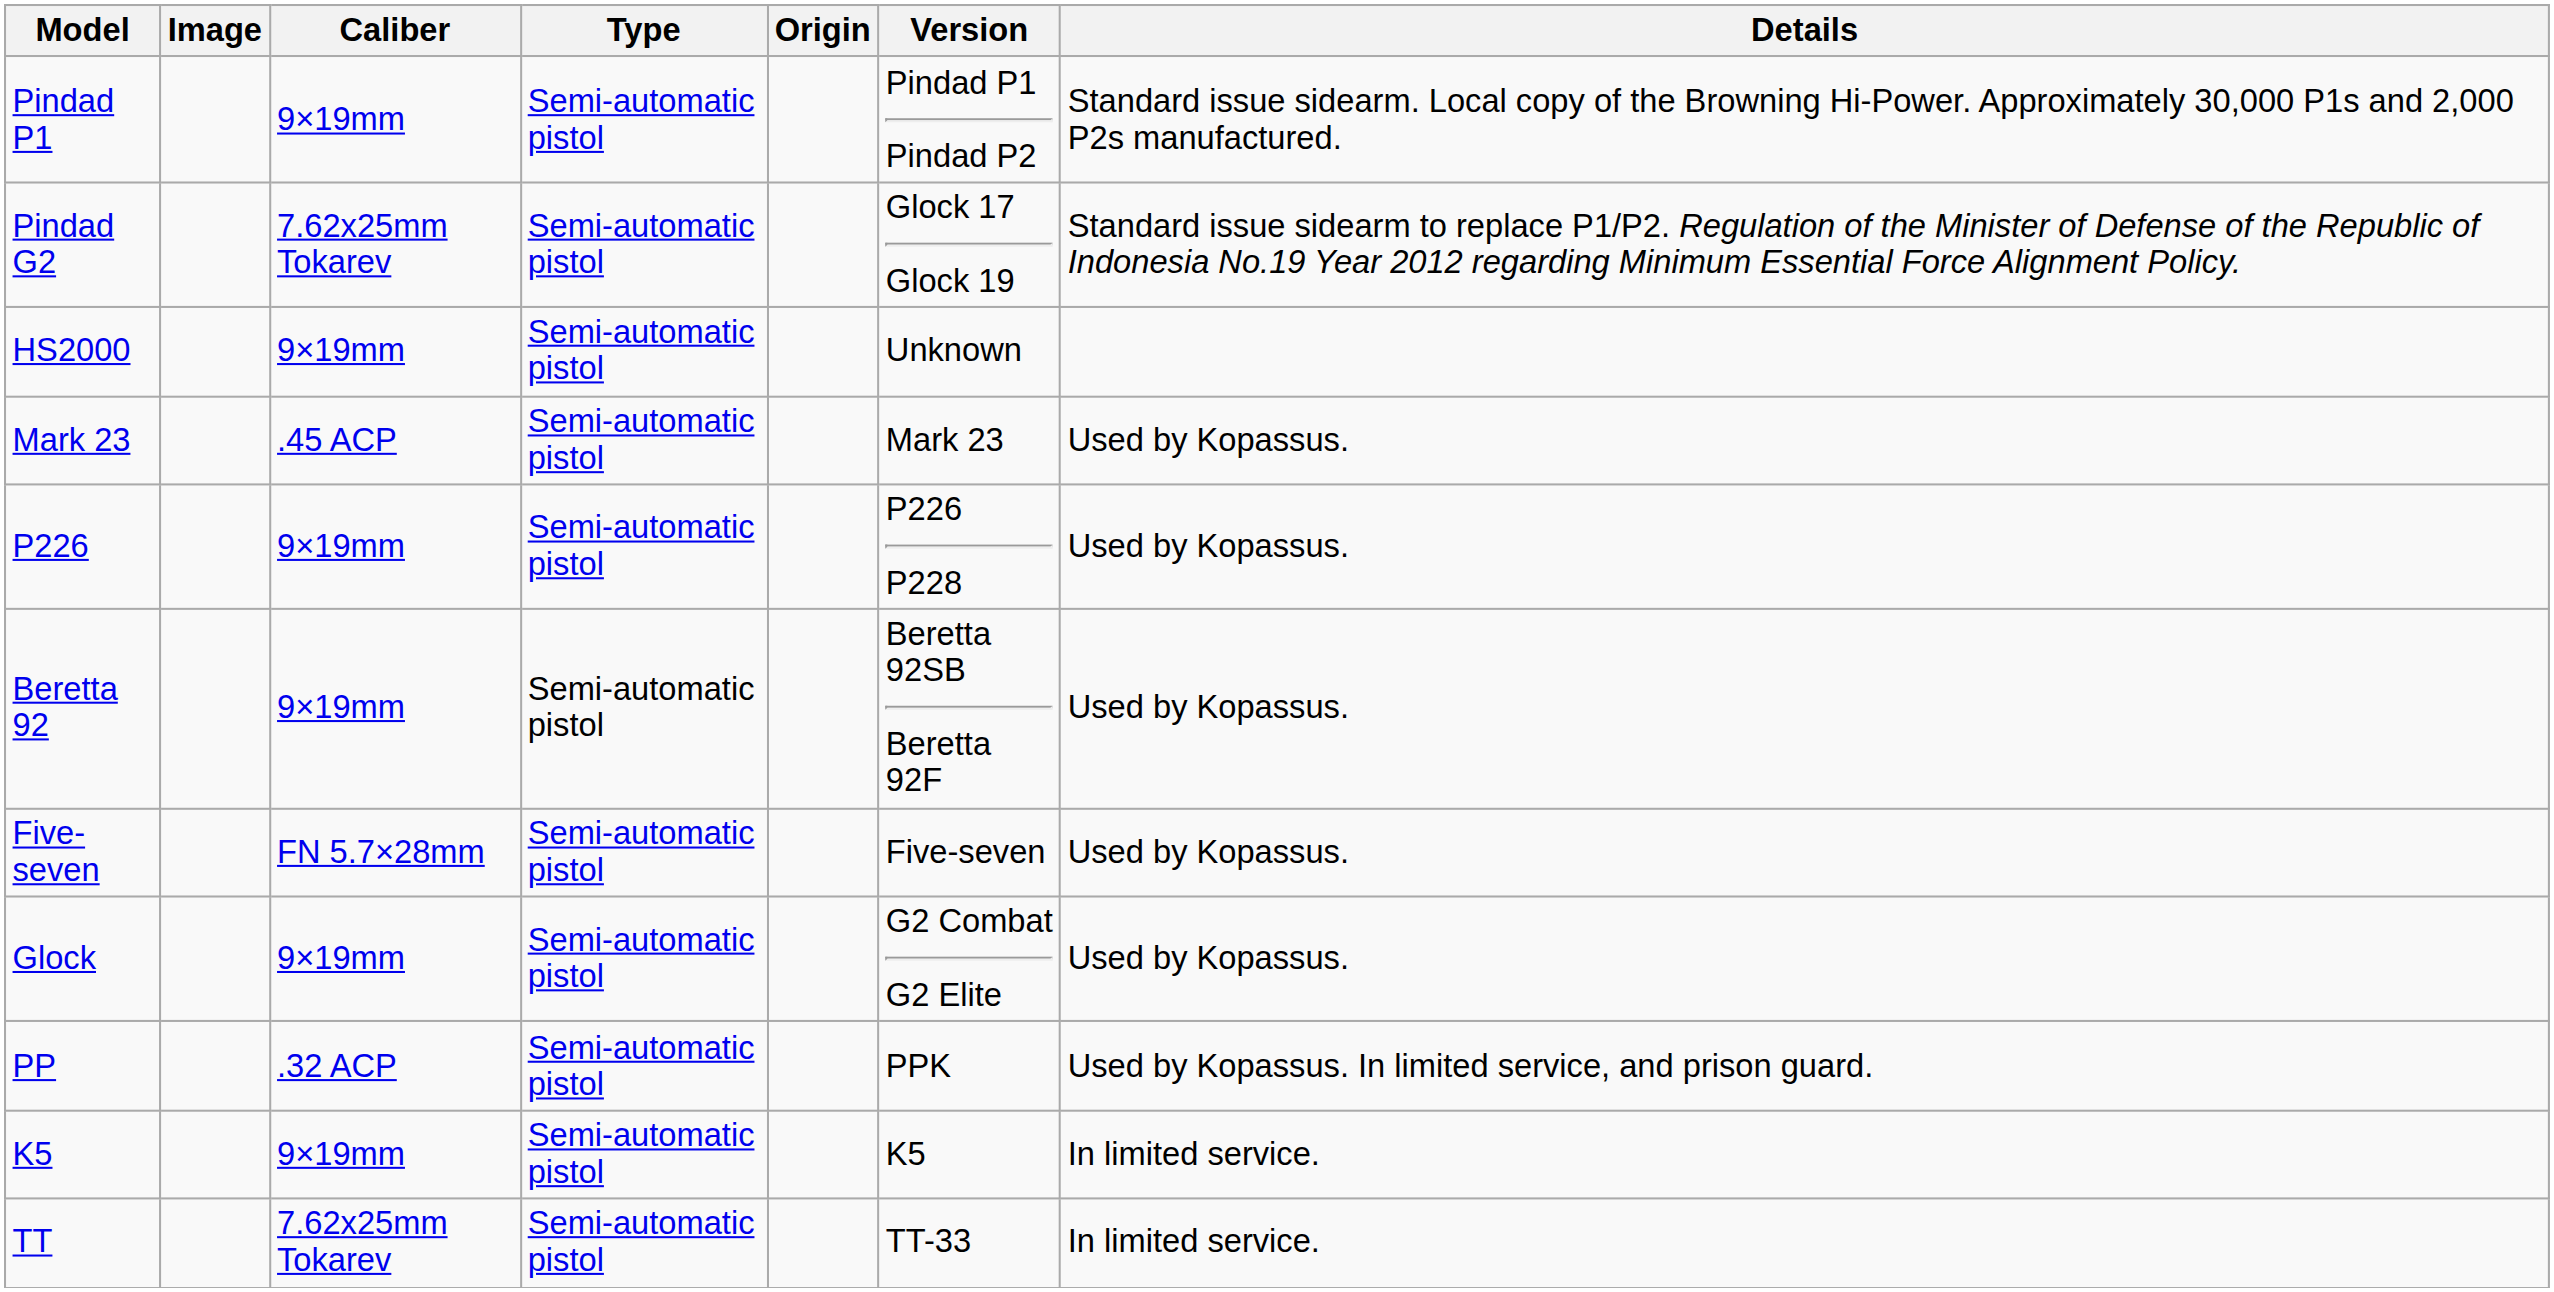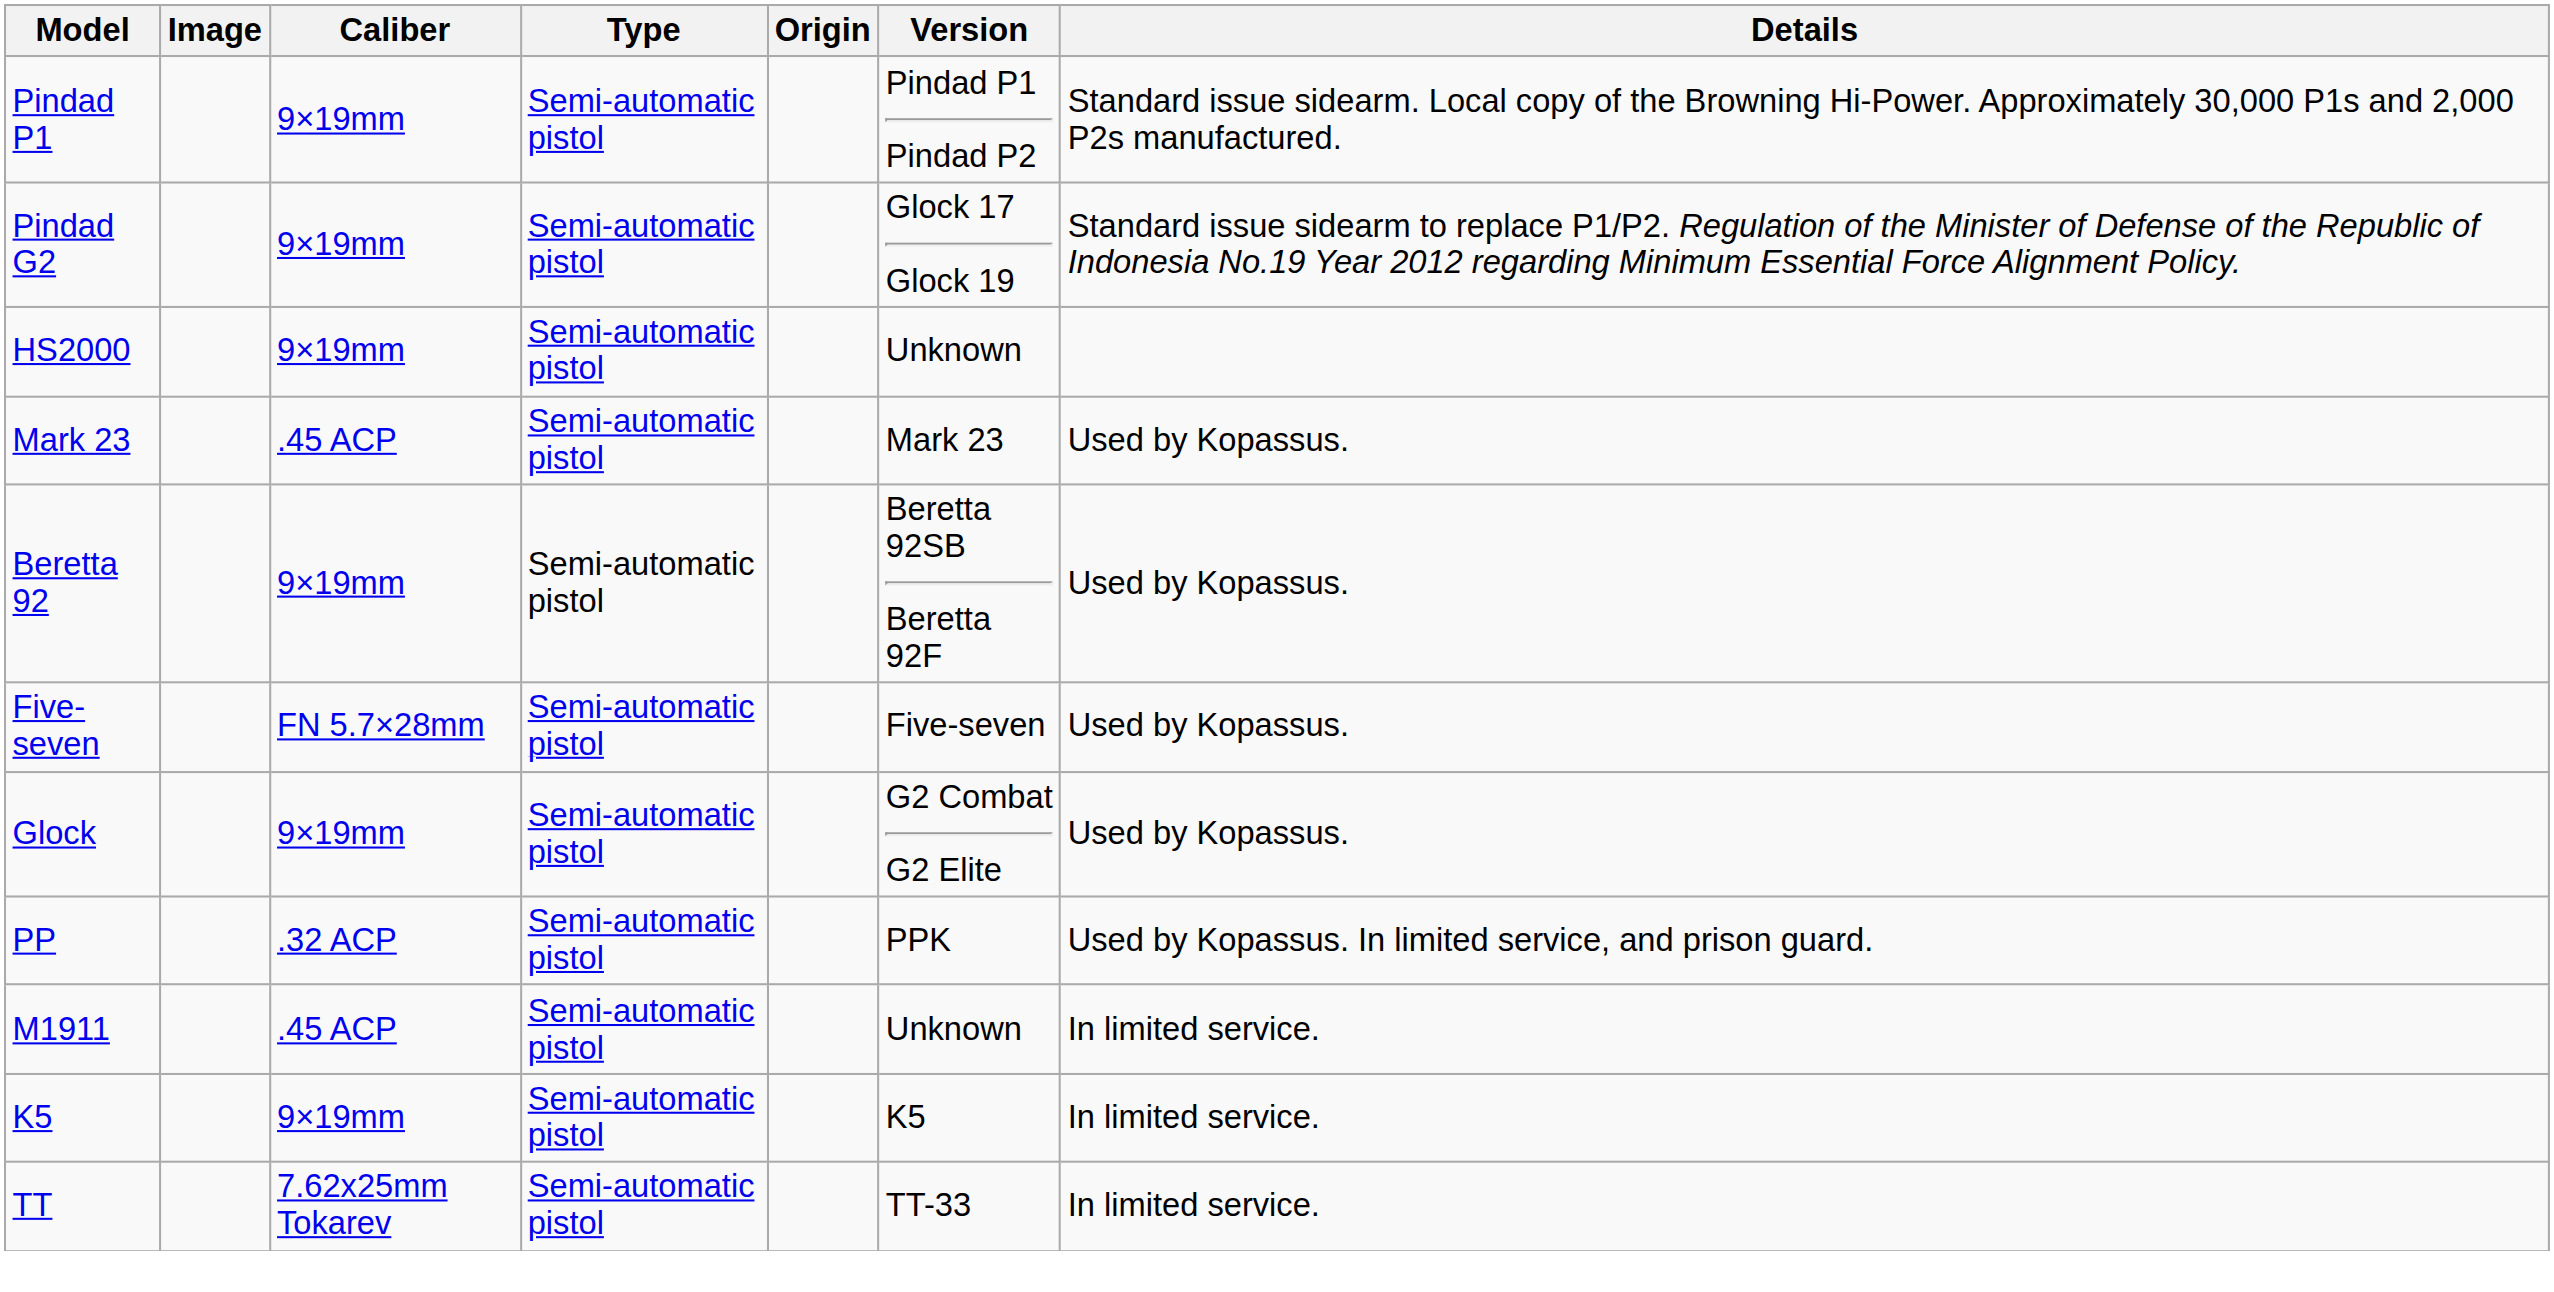(362, 244) 7.62x25mm Tokarev -> (341, 244) 9×19mm
- row: (51, 546)
+ row: (61, 1028)
